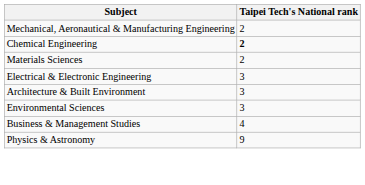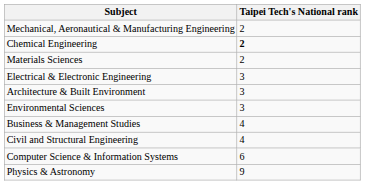+ row: (72, 140)
+ row: (92, 156)
